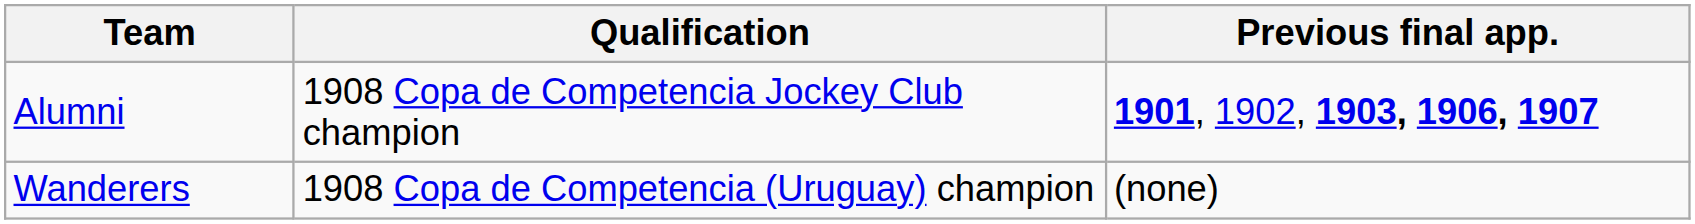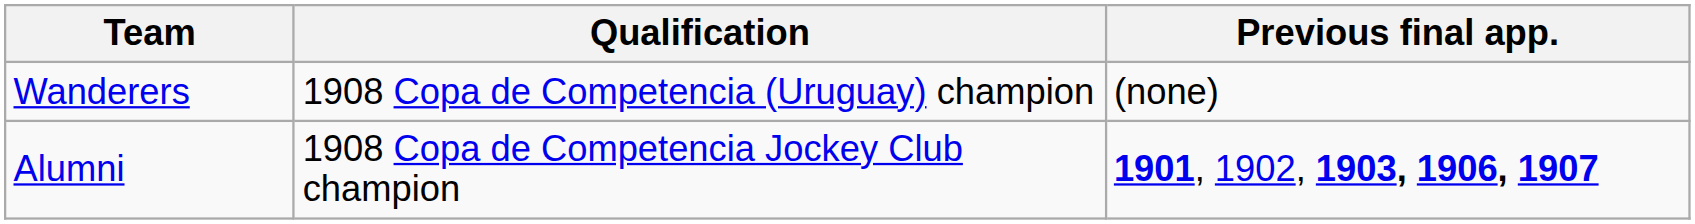rows swapped: (69, 111) <-> (102, 189)
